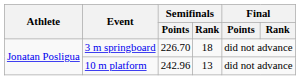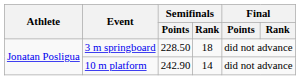(175, 48) 226.70 -> (175, 48) 228.50
(175, 66) 242.96 -> (175, 66) 242.90
(207, 66) 13 -> (207, 66) 14
